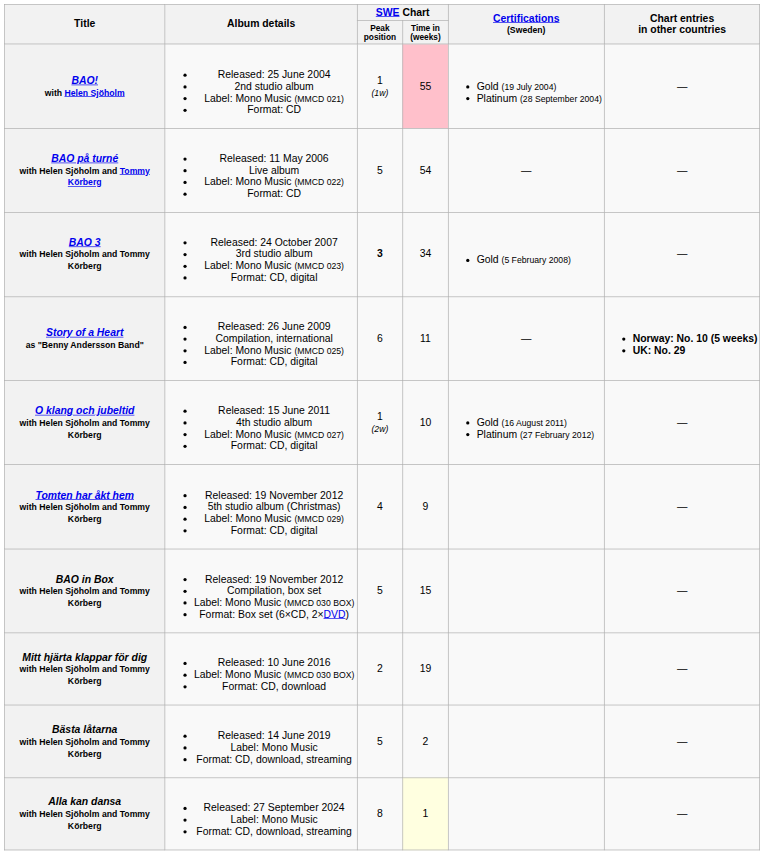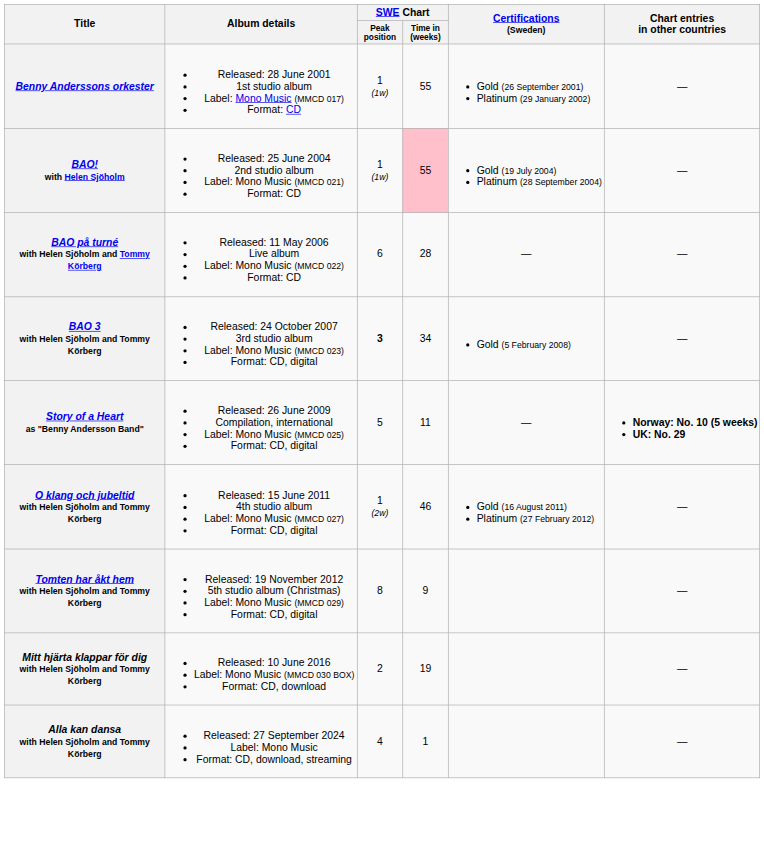+ row: (85, 86)
(380, 170) 5 -> (380, 254) 6
(425, 170) 54 -> (425, 254) 28
(380, 338) 6 -> (380, 422) 5
(425, 422) 10 -> (425, 506) 46
(380, 506) 4 -> (380, 591) 8
- row: (85, 591)
- row: (85, 741)
(380, 814) 8 -> (380, 741) 4
(425, 814) lightyellow background -> (425, 741) no background
